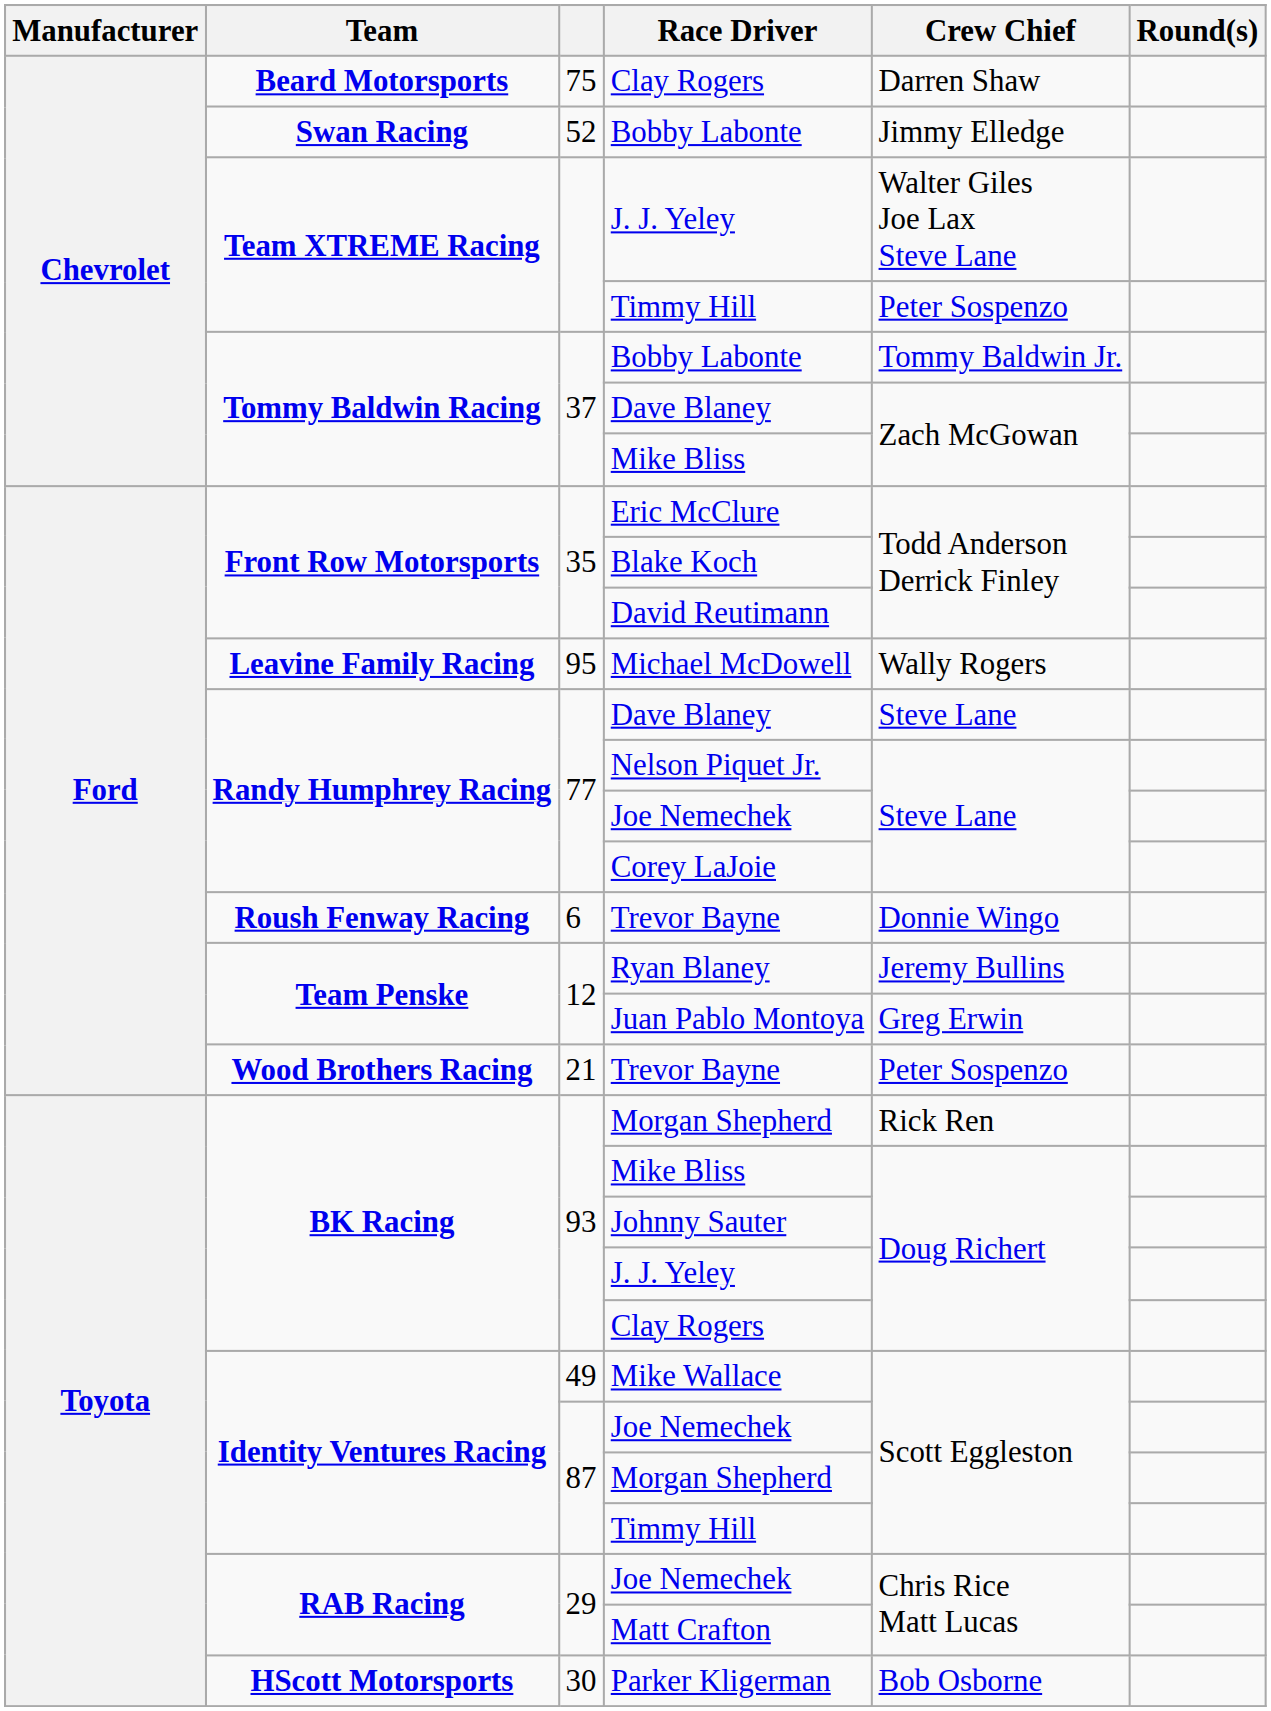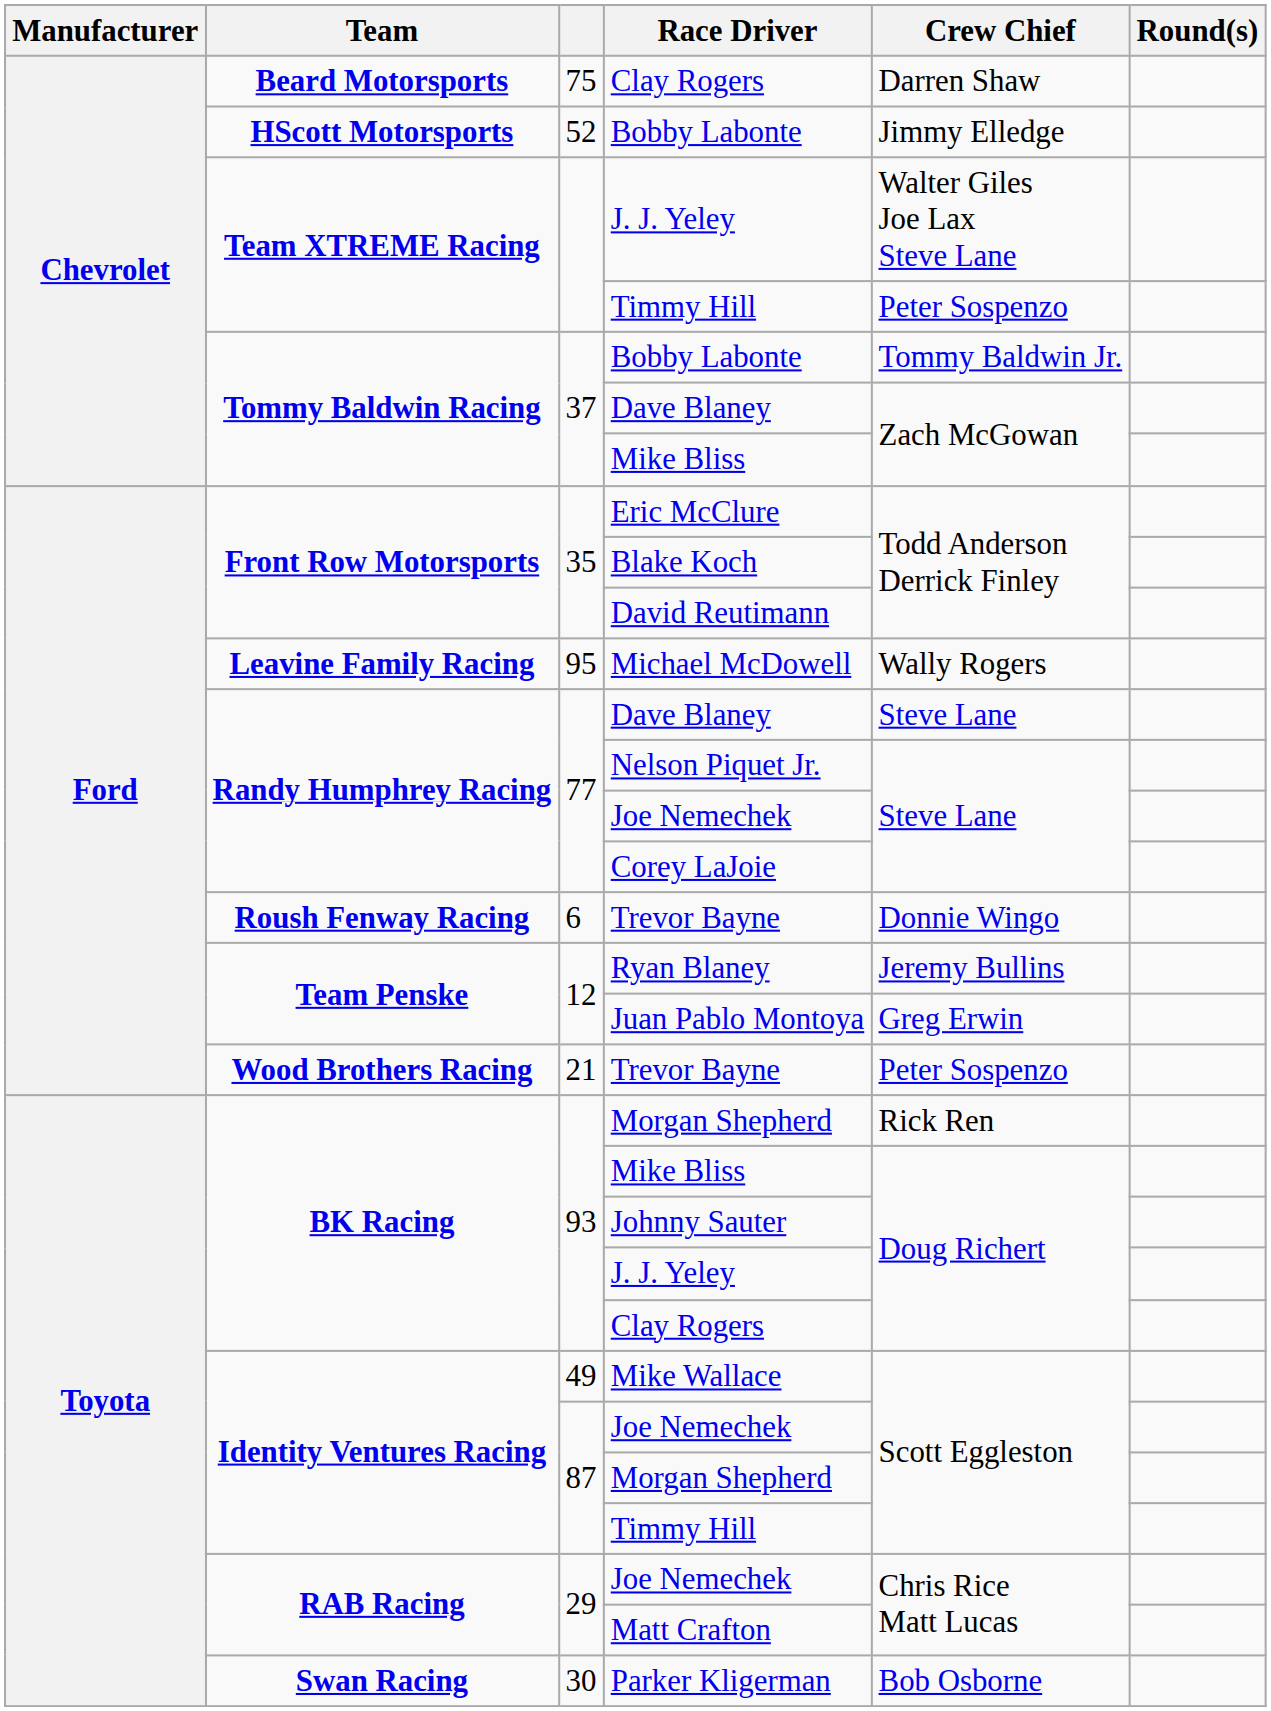(382, 131) Swan Racing -> (382, 131) HScott Motorsports
(382, 1680) HScott Motorsports -> (382, 1680) Swan Racing
